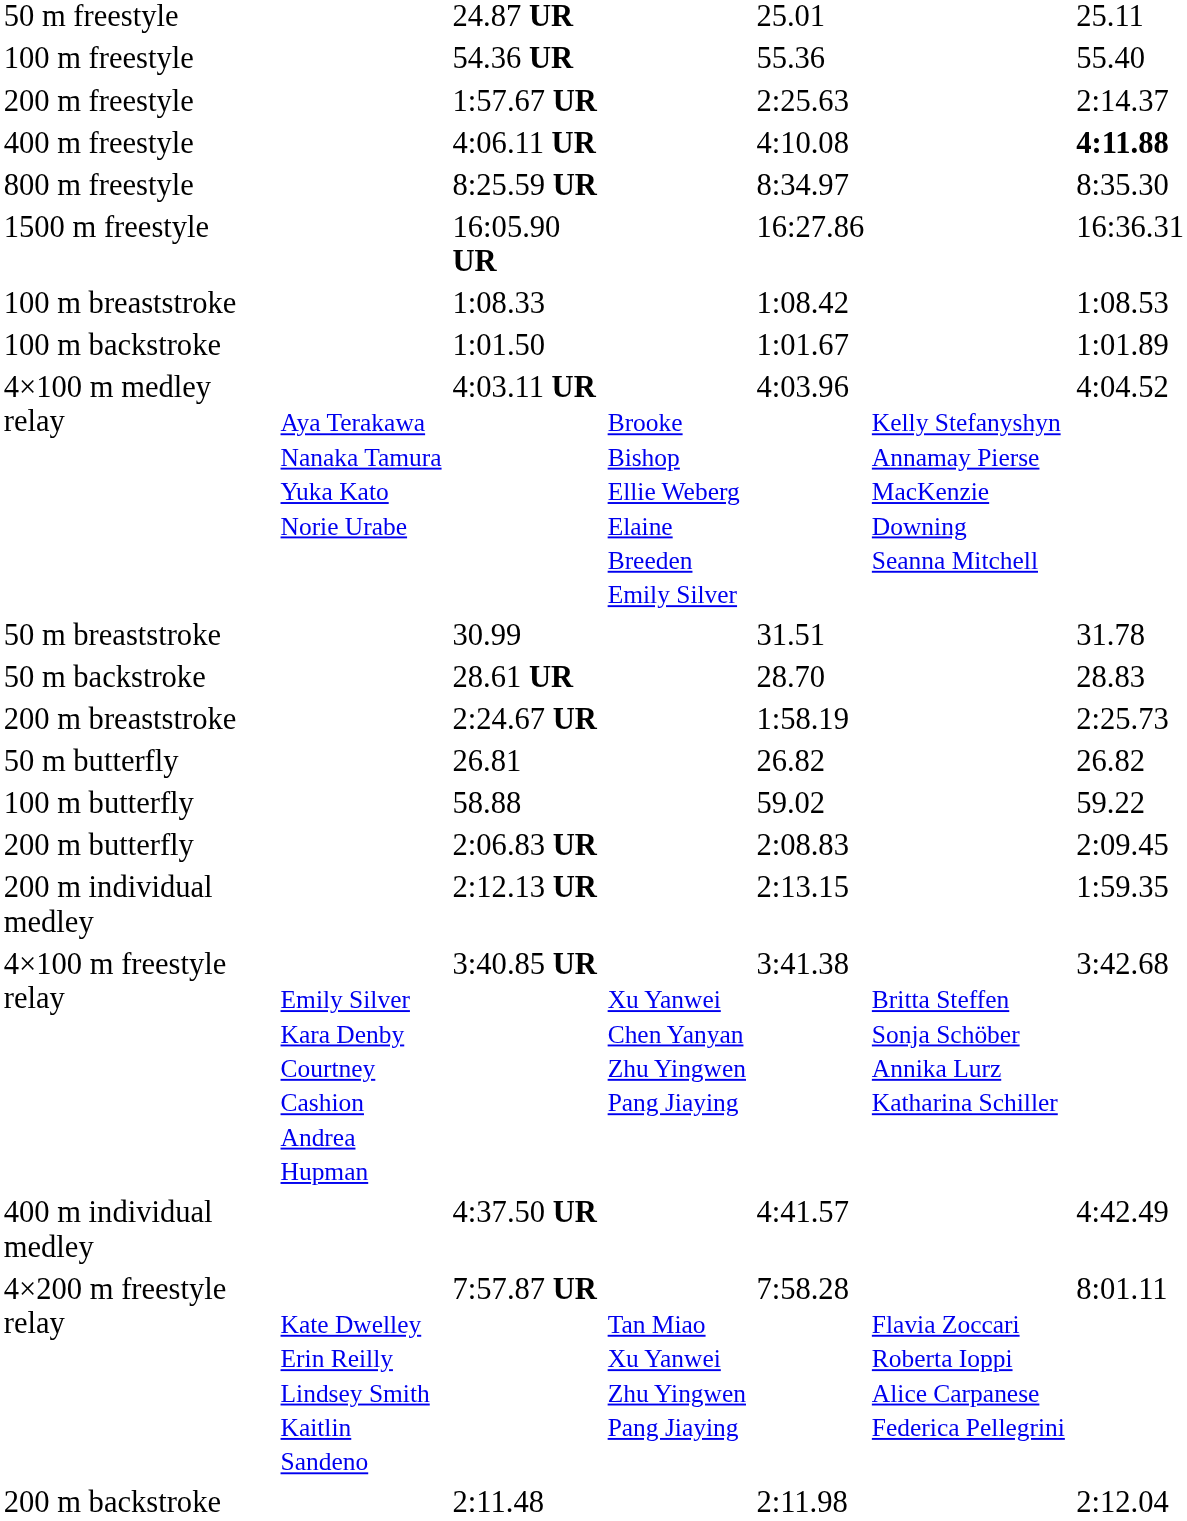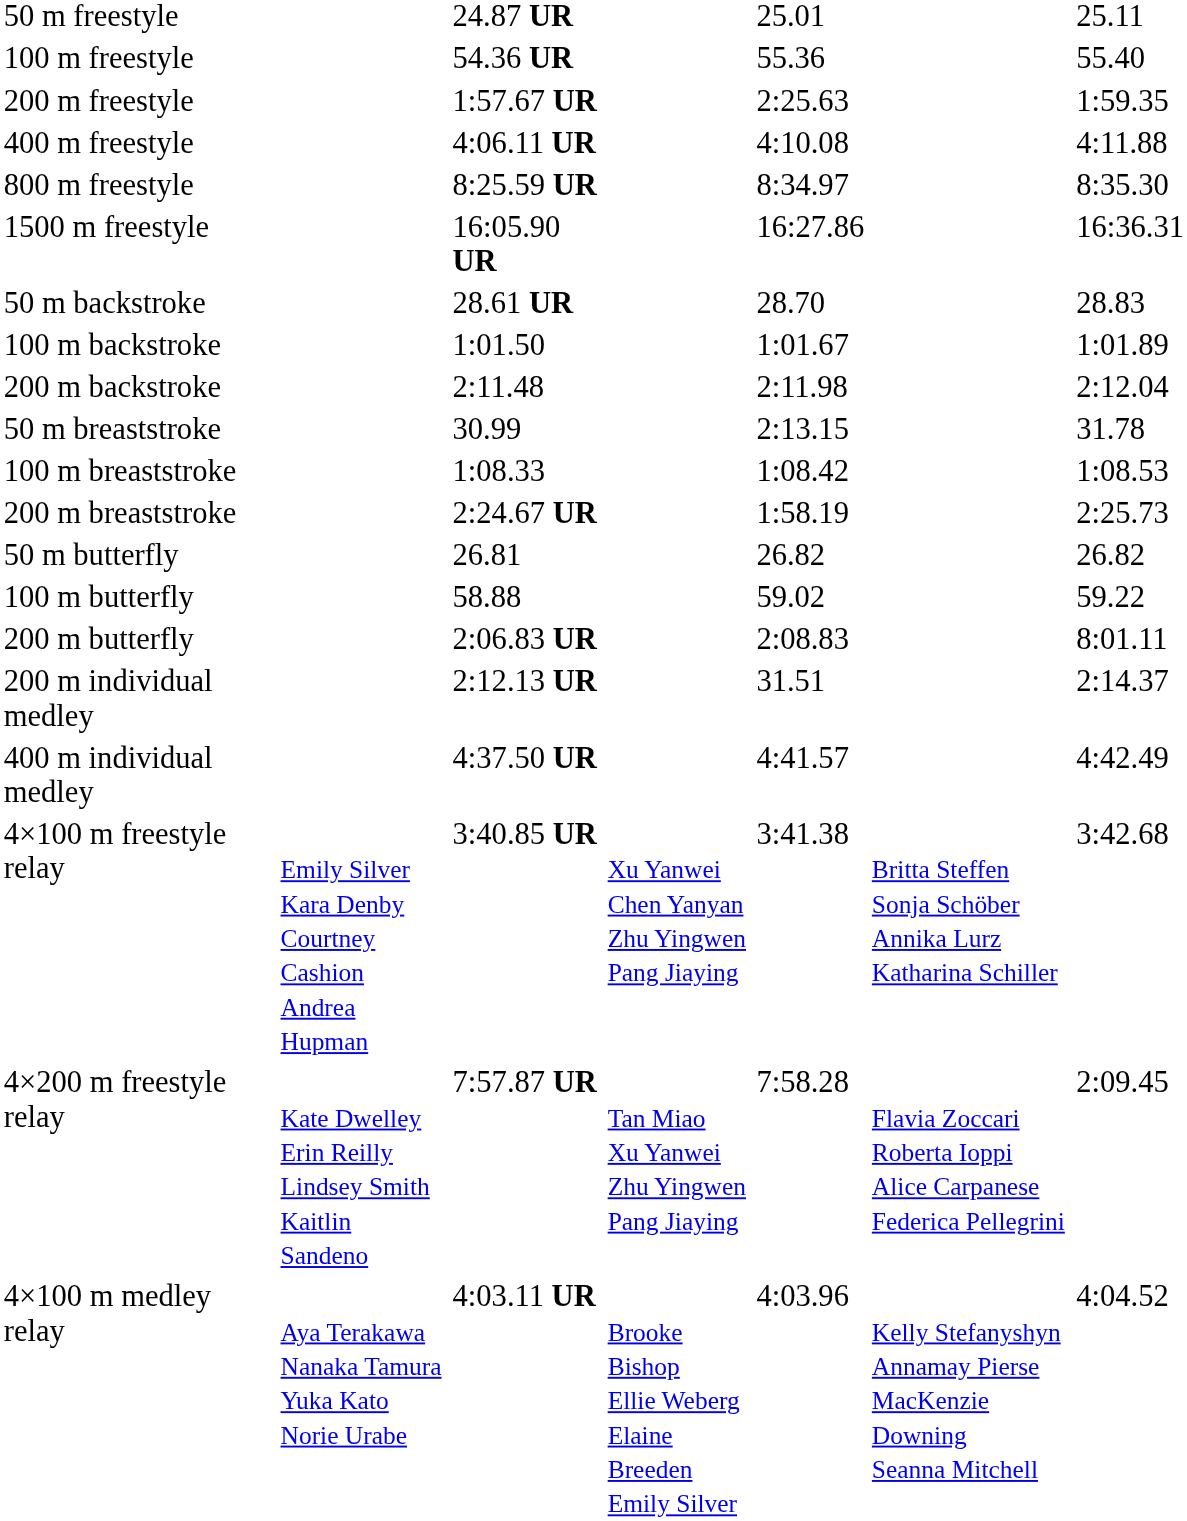(1122, 100) 2:14.37 -> (1122, 100) 1:59.35
(1122, 142) bold -> (1122, 142) normal
rows swapped: (105, 677) <-> (120, 302)
rows swapped: (112, 1502) <-> (107, 404)
(791, 635) 31.51 -> (803, 429) 2:13.15
(1122, 845) 2:09.45 -> (1122, 639) 8:01.11
(803, 887) 2:13.15 -> (791, 681) 31.51
(1122, 887) 1:59.35 -> (1122, 681) 2:14.37
rows swapped: (108, 1229) <-> (115, 981)
(1122, 1288) 8:01.11 -> (1122, 1082) 2:09.45
